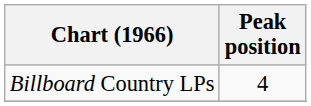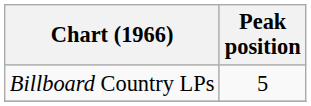(263, 82) 4 -> (263, 82) 5
